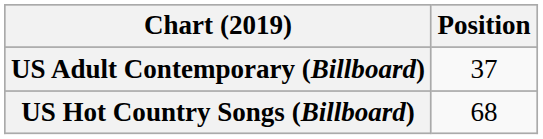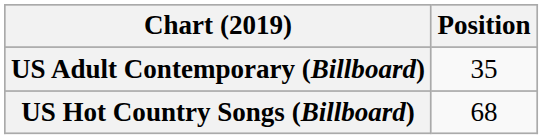(484, 68) 37 -> (484, 68) 35
